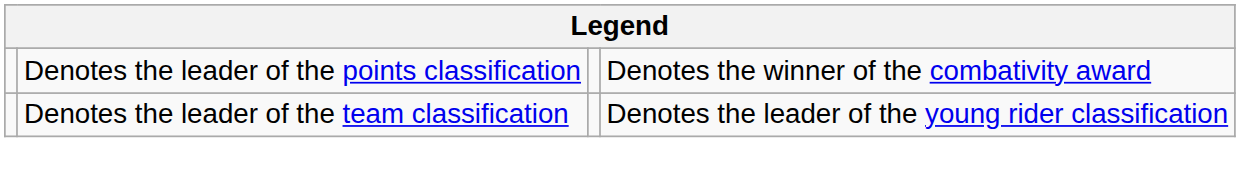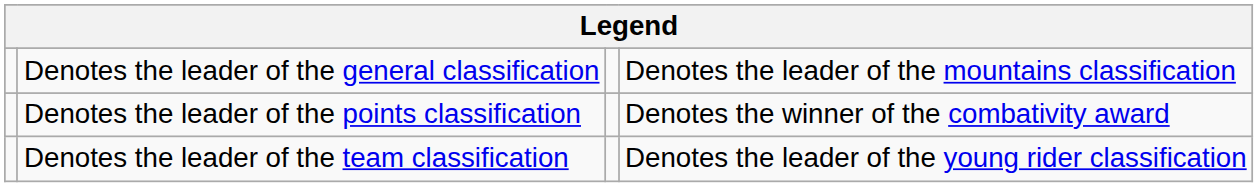+ row: (312, 70)
